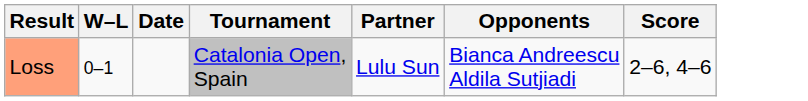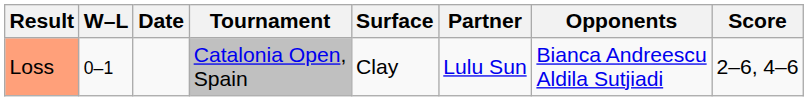+ column: (395, 21)
